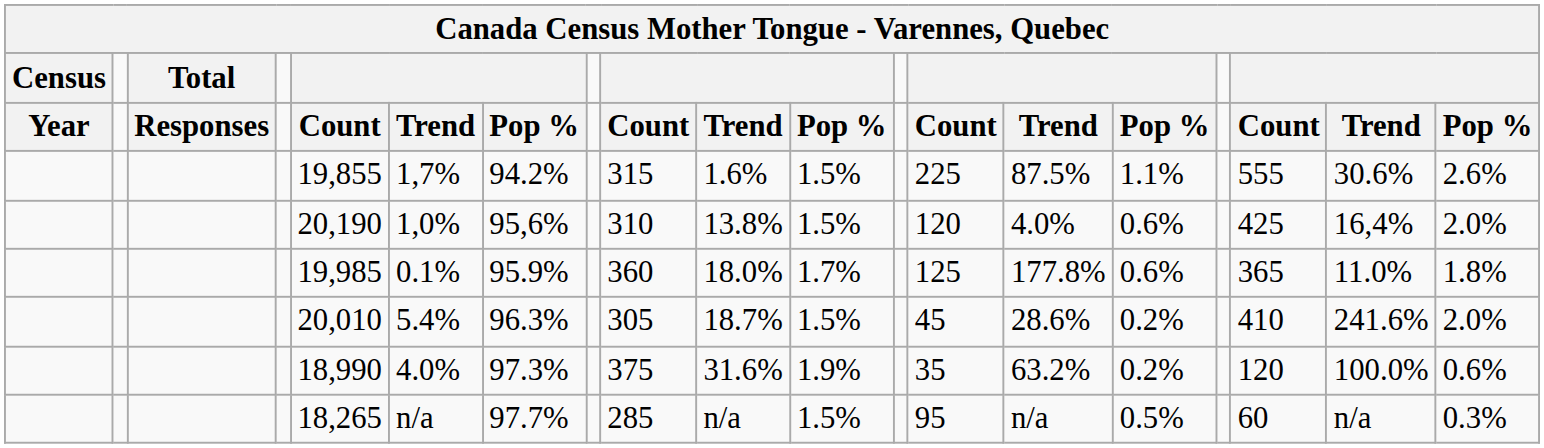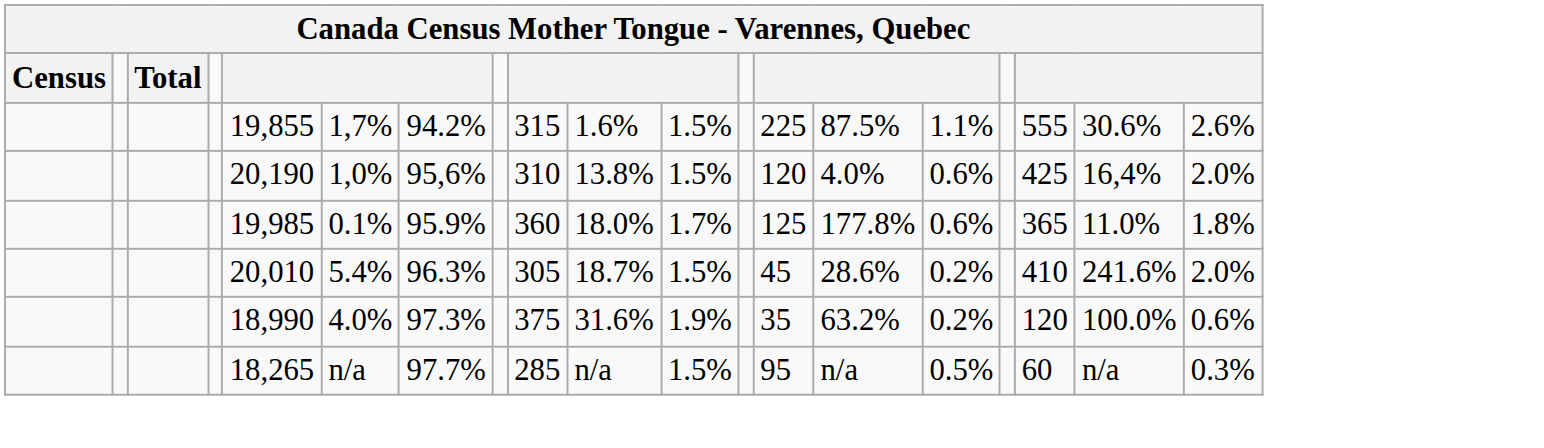- row: (59, 126)
